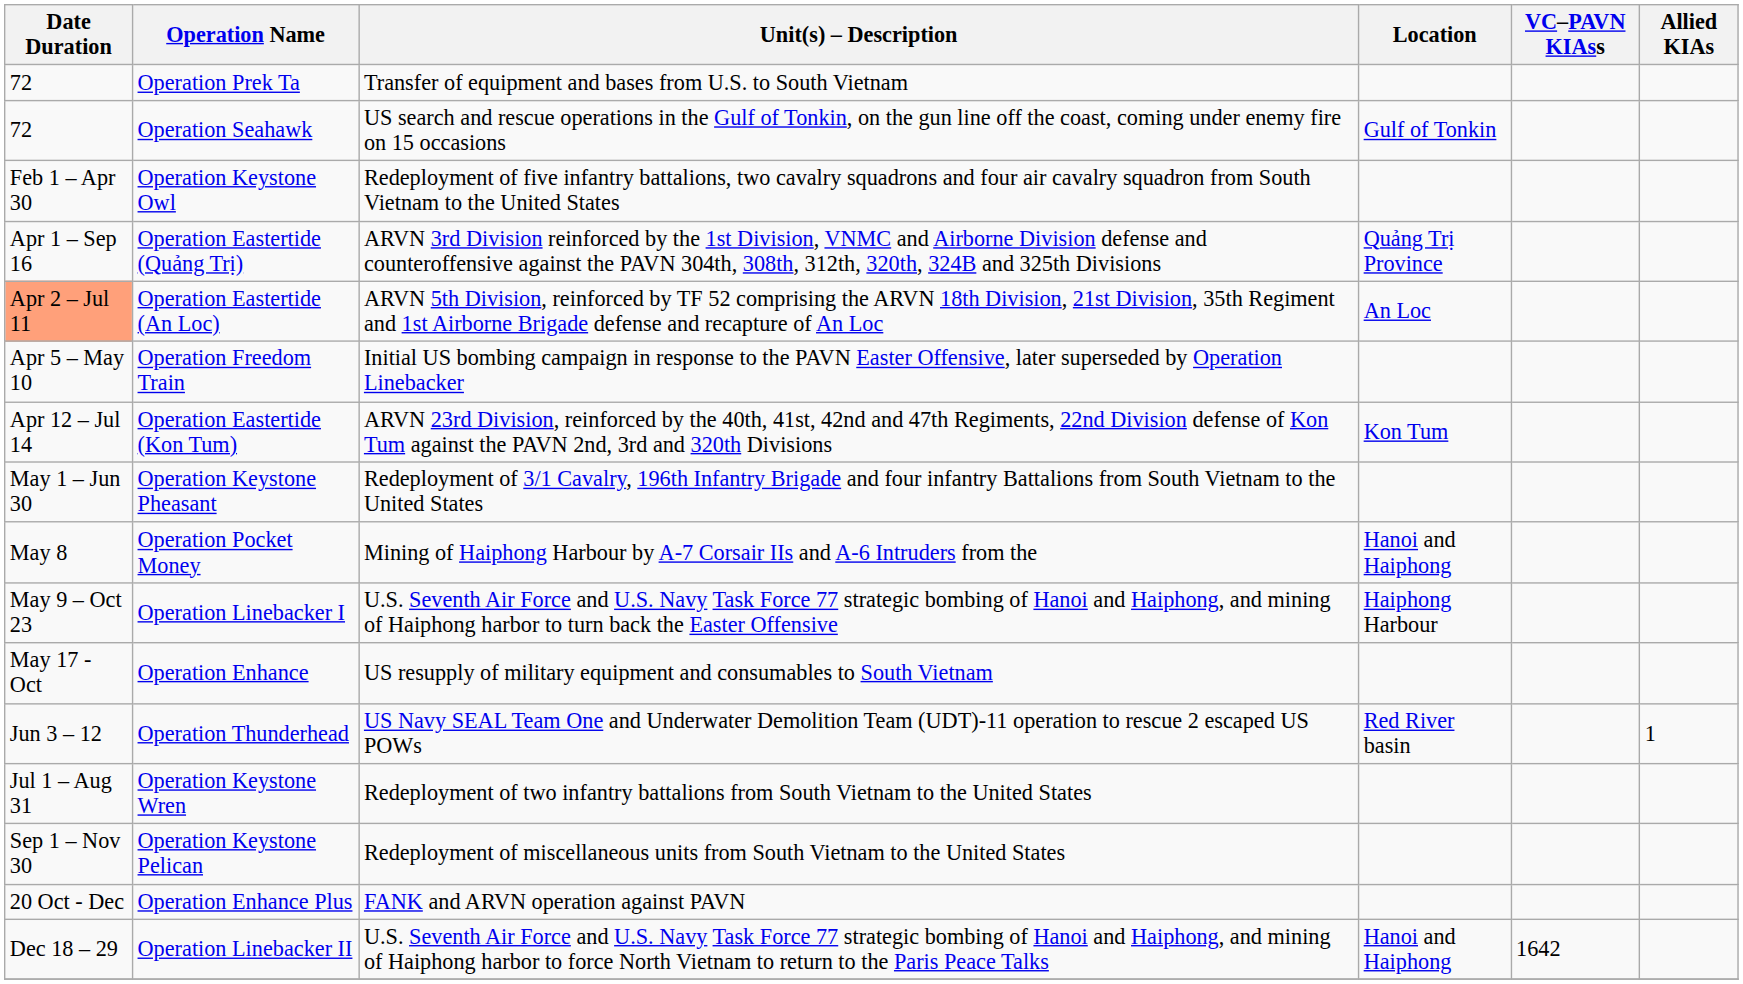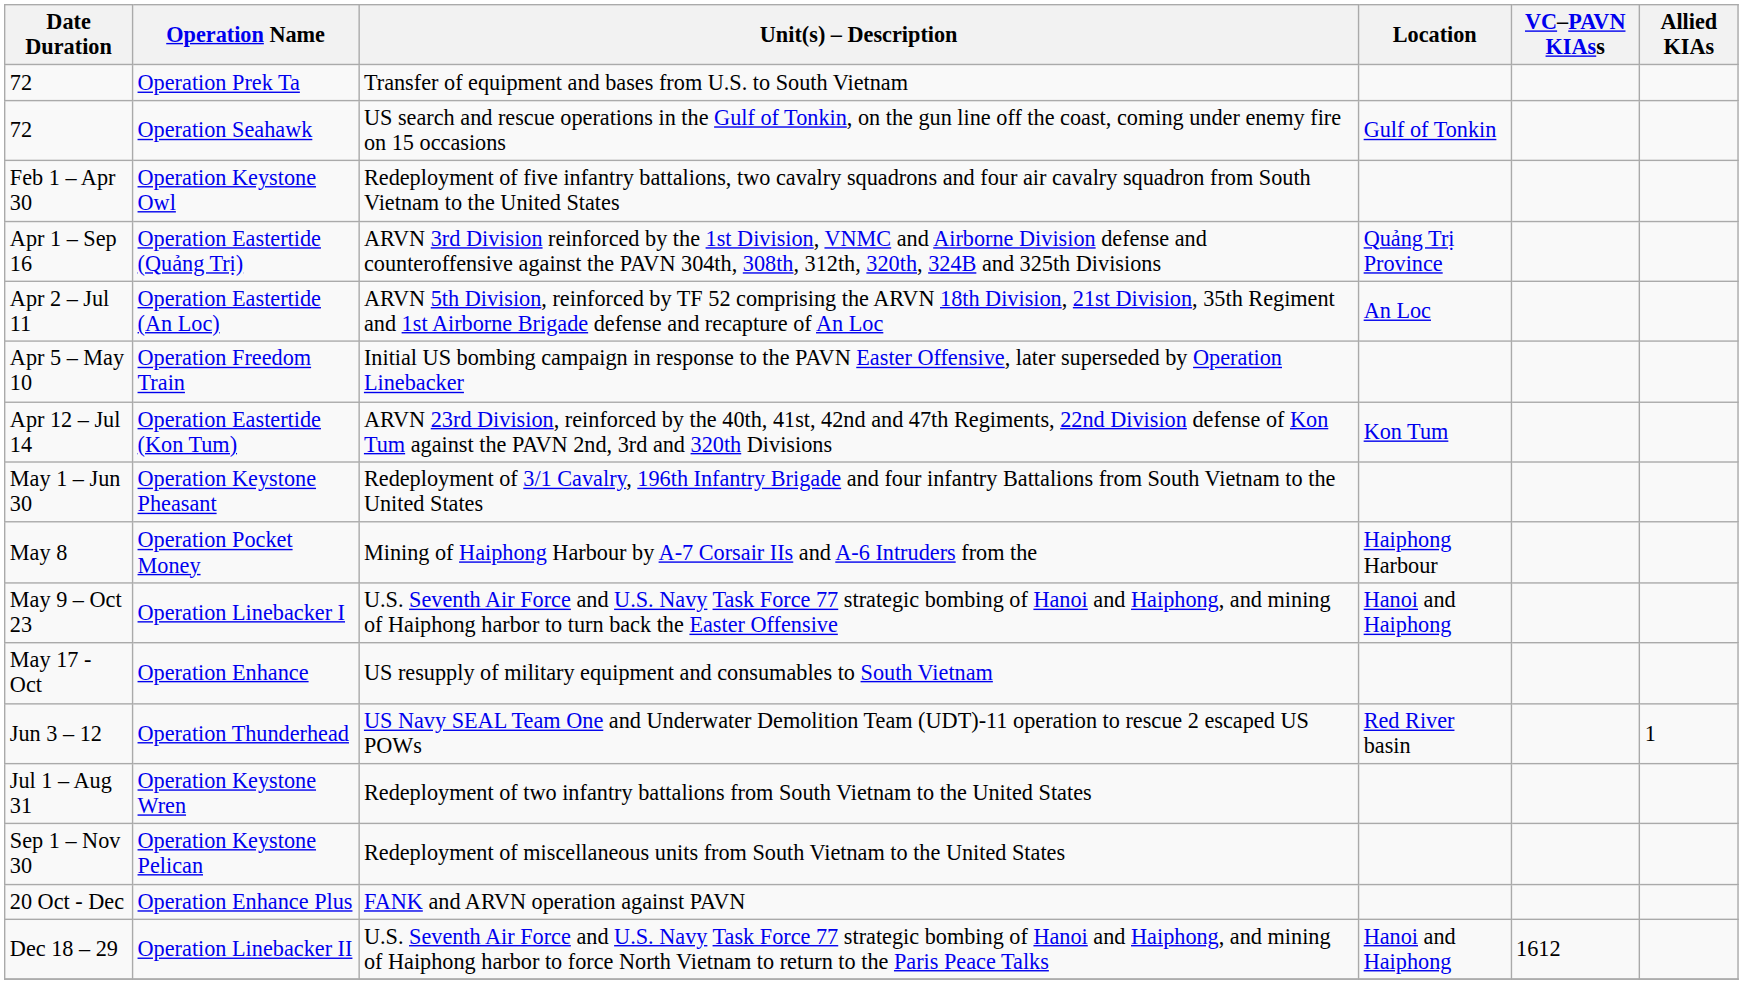(60, 311) lightsalmon background -> (60, 311) no background
(1410, 552) Hanoi and Haiphong -> (1408, 552) Haiphong Harbour
(1408, 612) Haiphong Harbour -> (1410, 612) Hanoi and Haiphong
(1538, 949) 1642 -> (1538, 949) 1612
